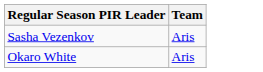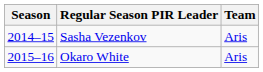+ column: (31, 15)
